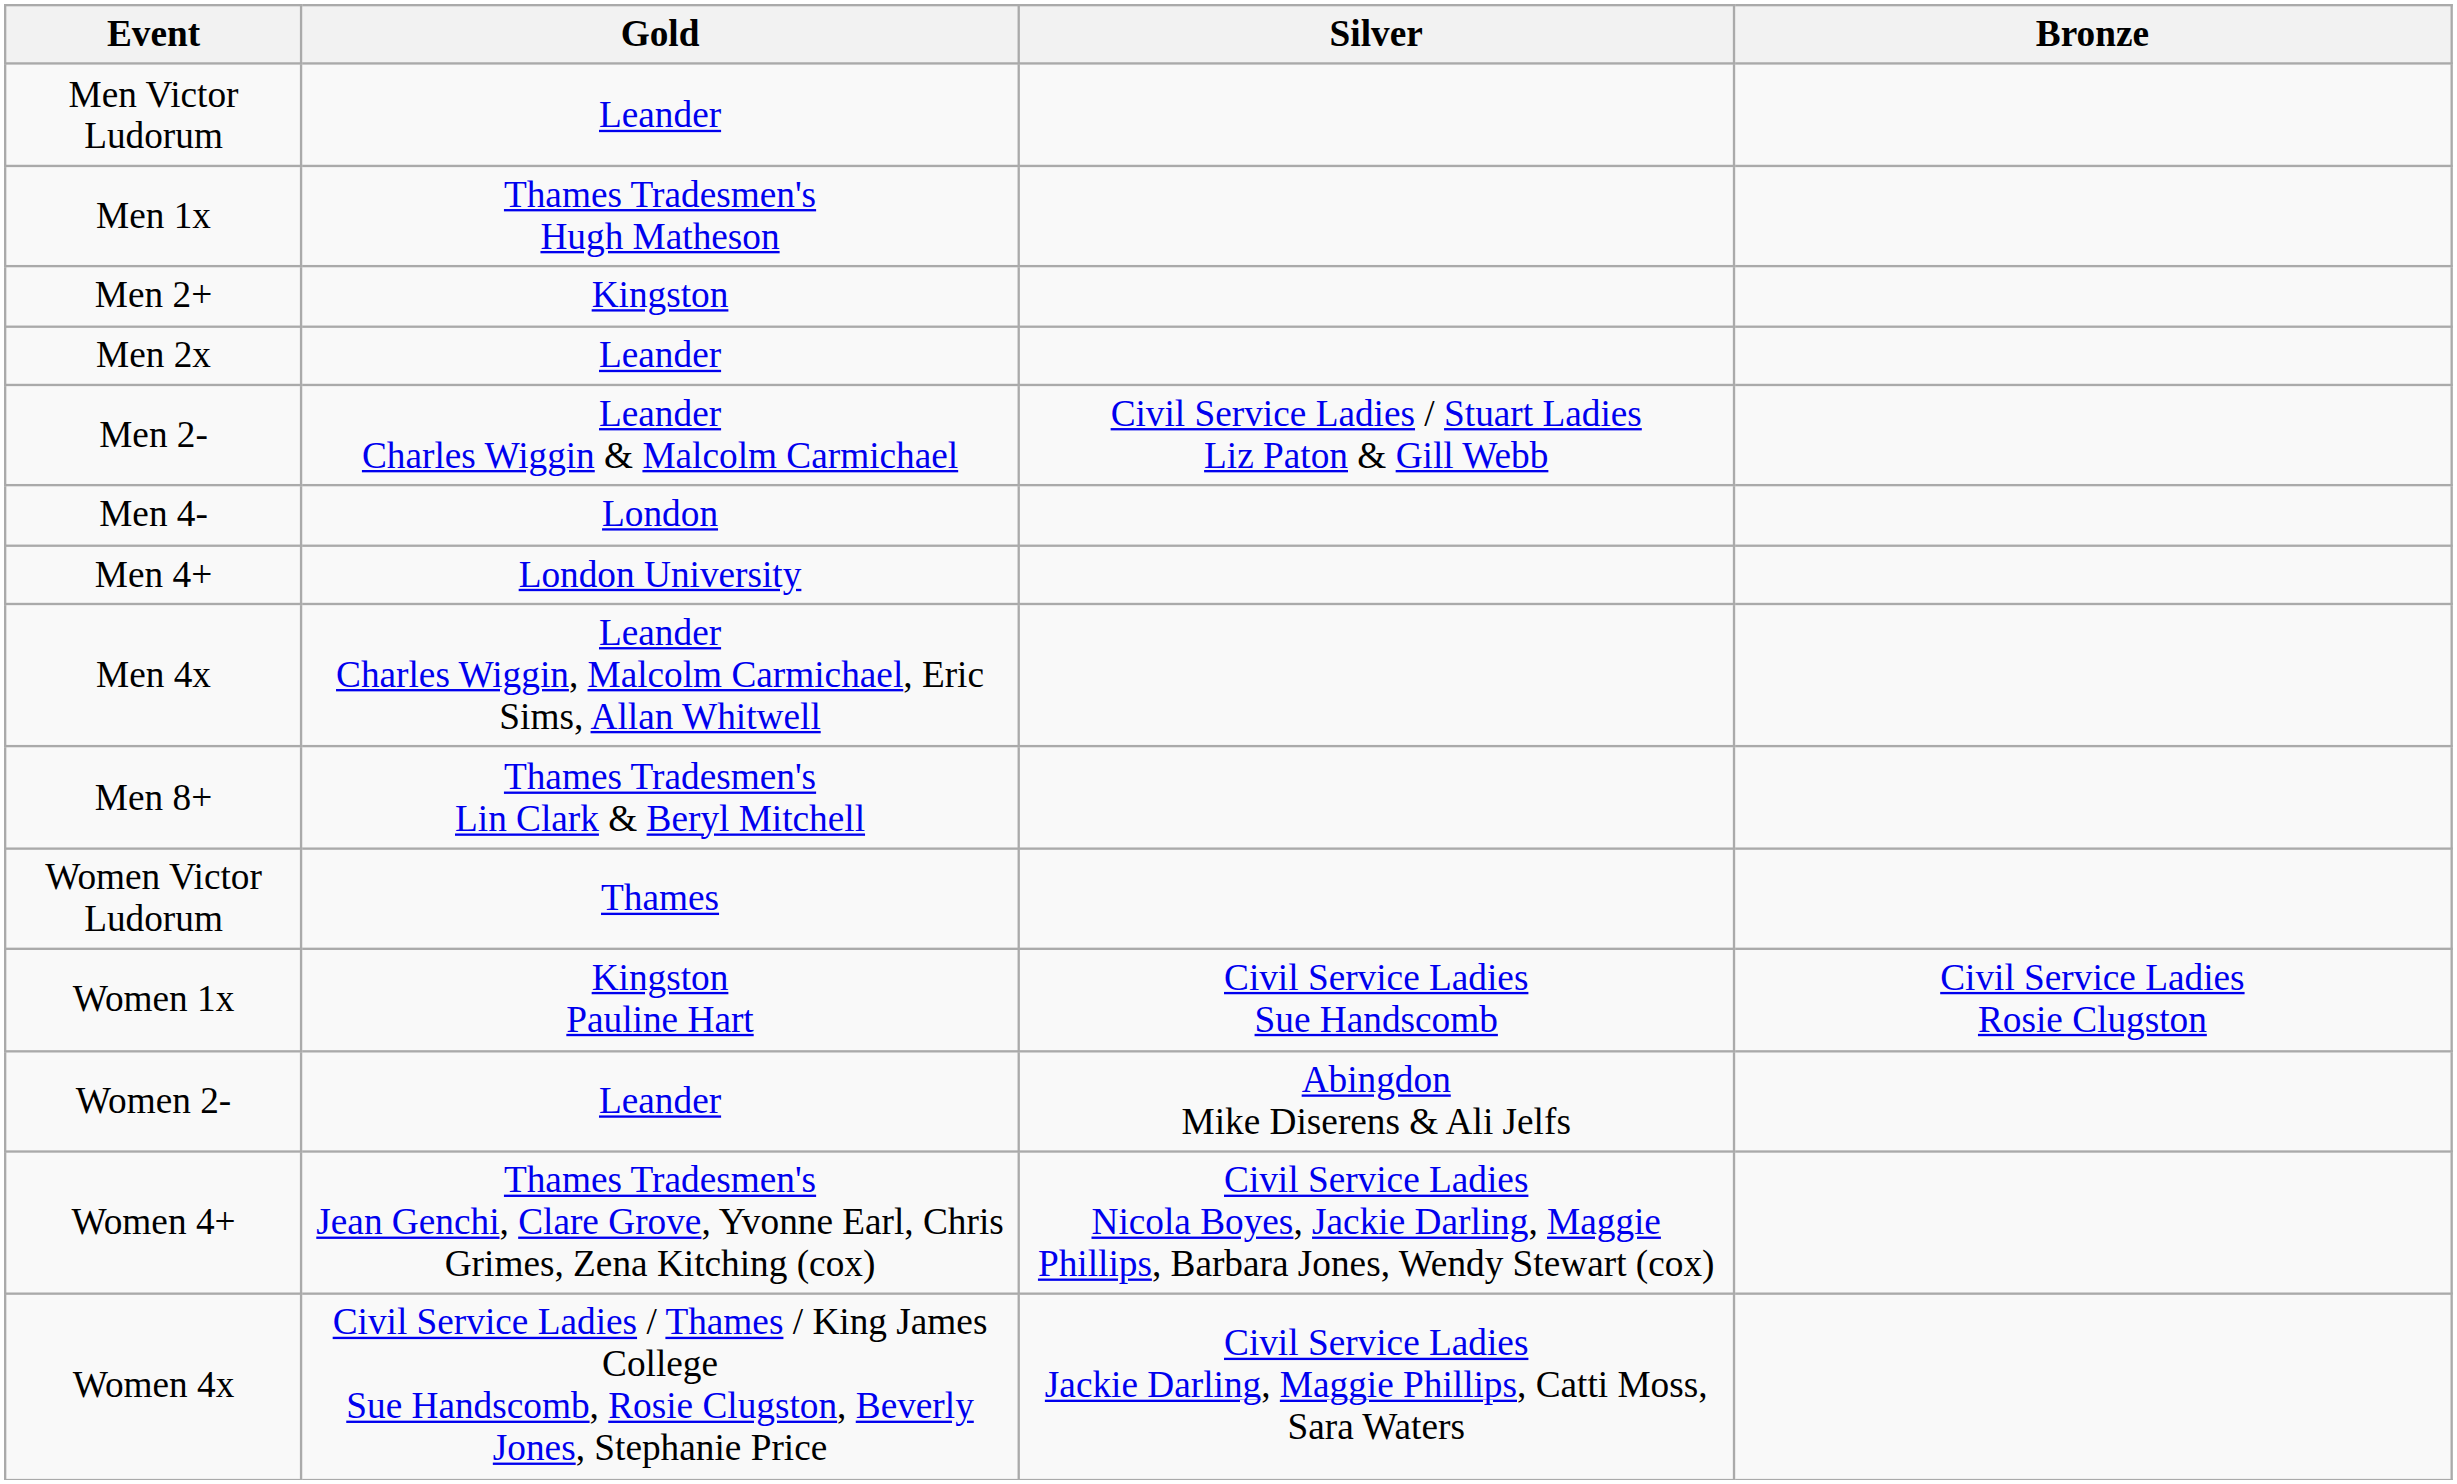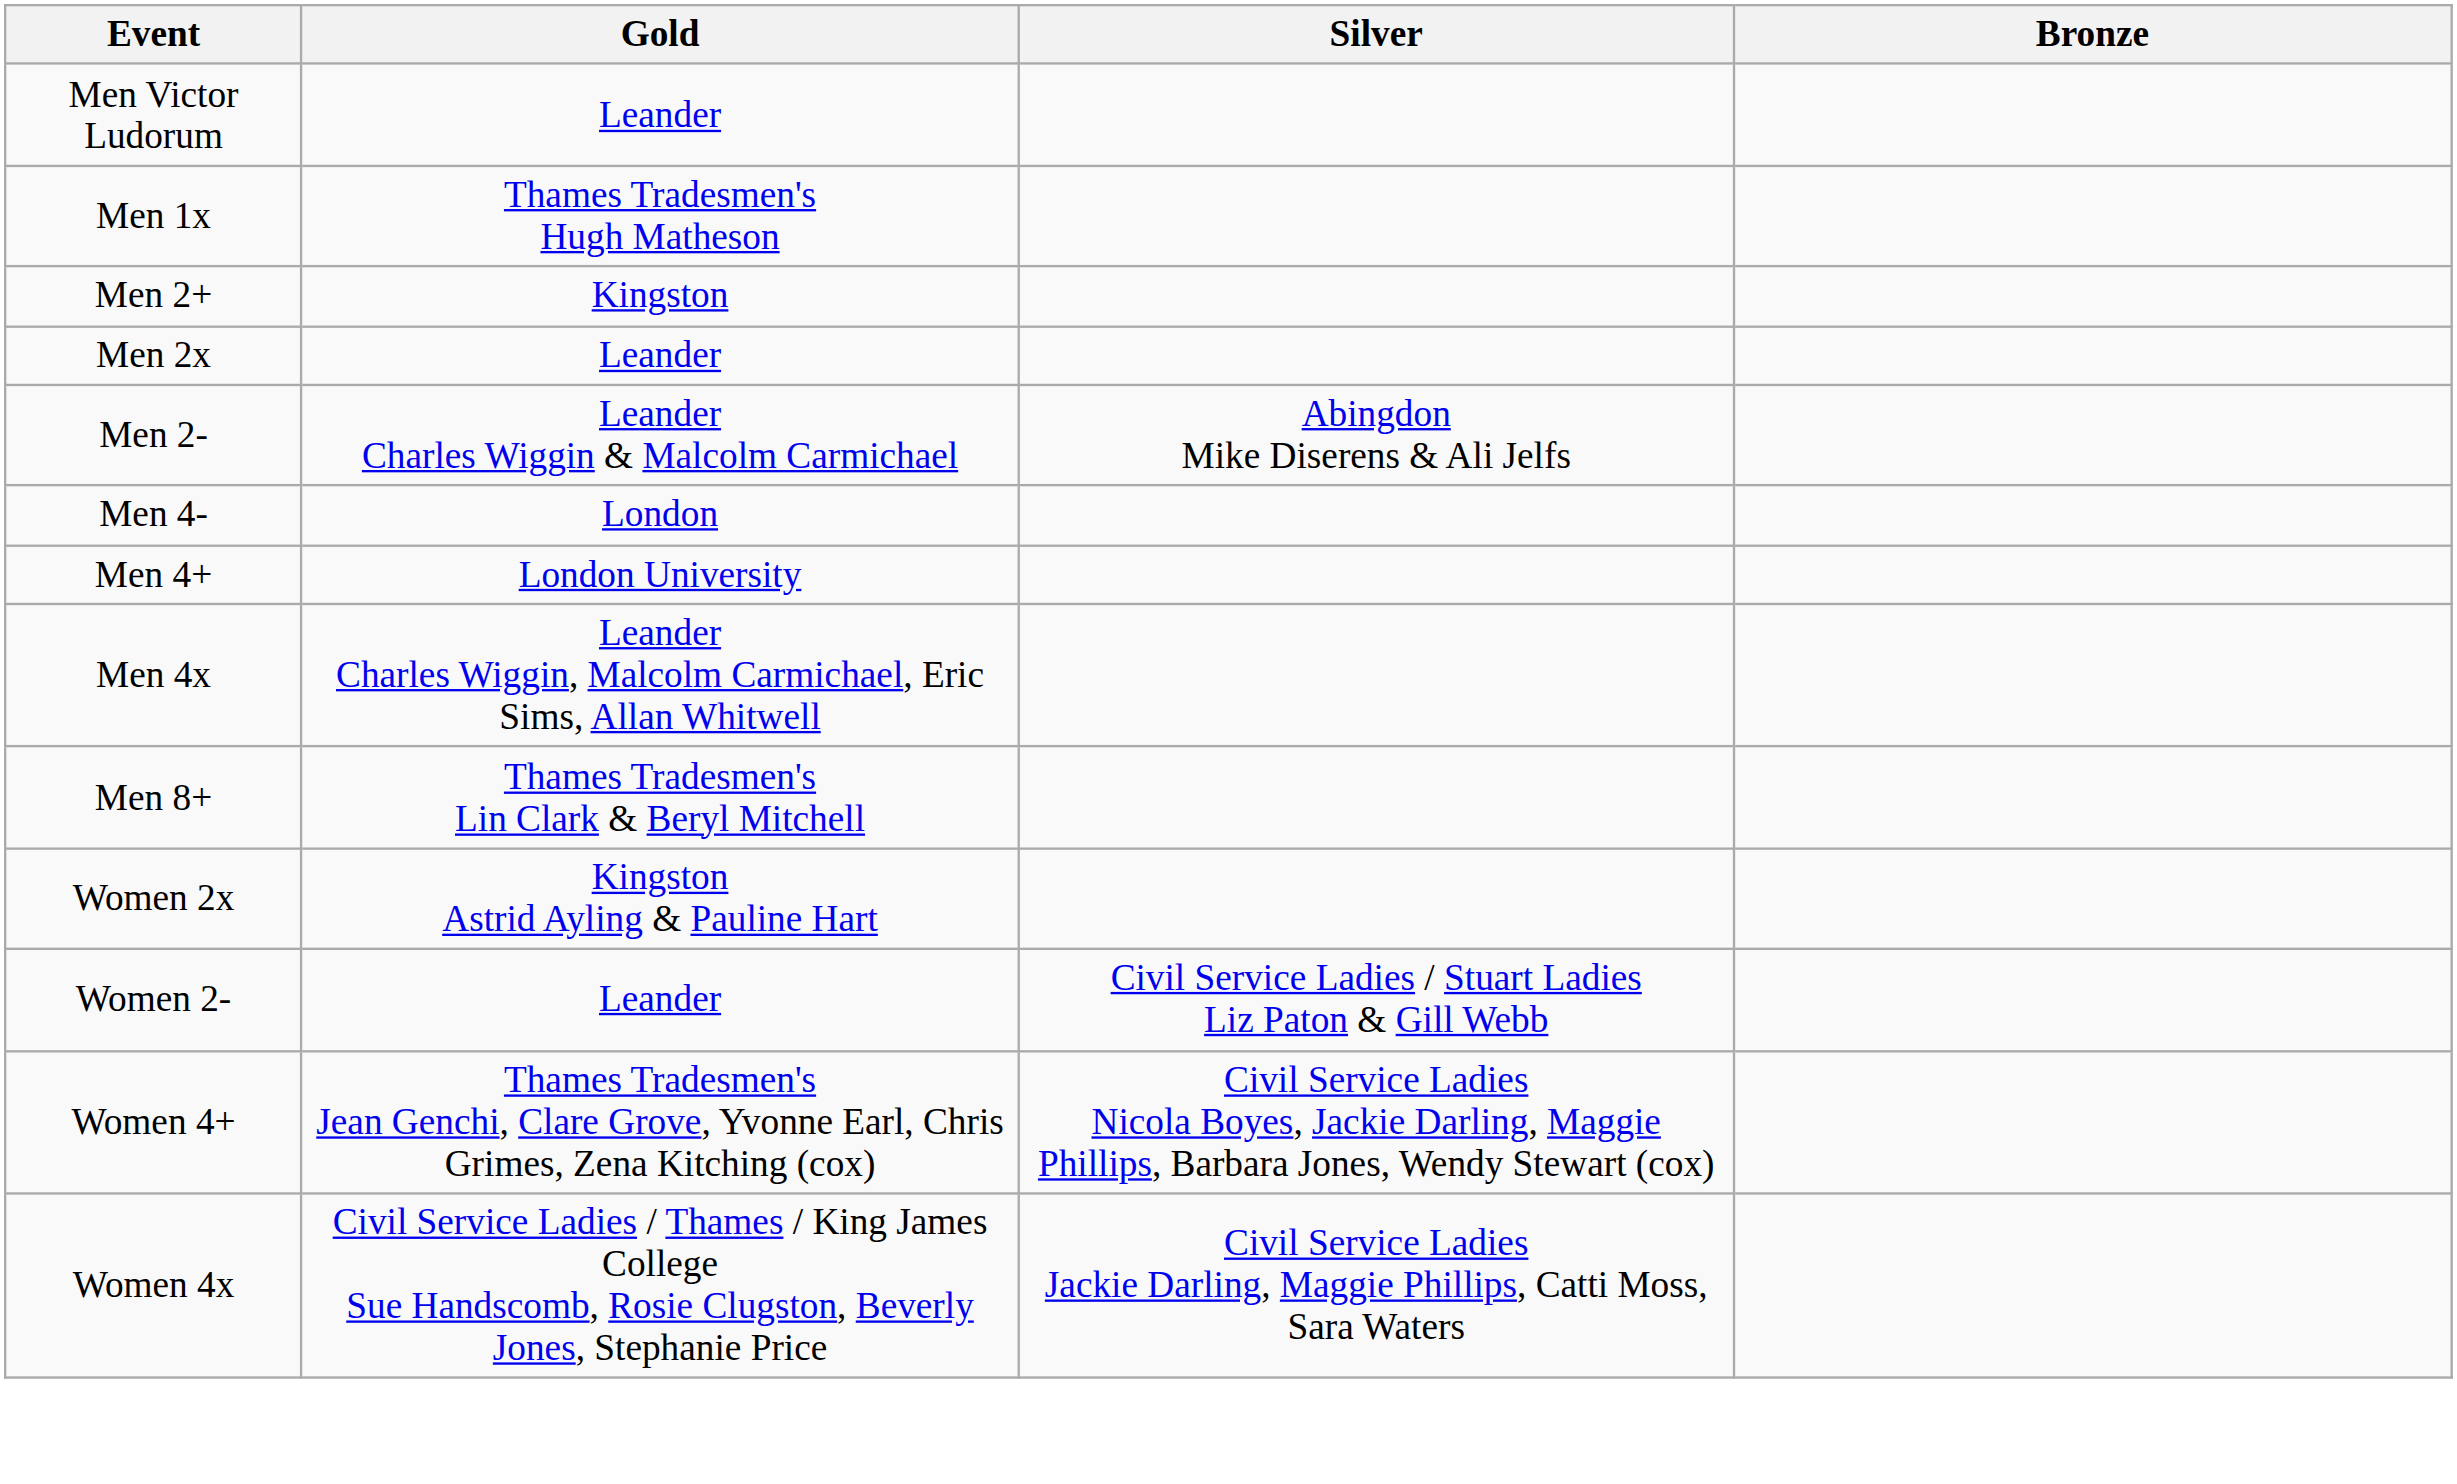(1376, 434) Civil Service Ladies / Stuart Ladies Liz Paton & Gill Webb -> (1376, 434) Abingdon Mike Diserens & Ali Jelfs
- row: (154, 897)
- row: (154, 998)
+ row: (154, 897)
(1376, 1100) Abingdon Mike Diserens & Ali Jelfs -> (1376, 998) Civil Service Ladies / Stuart Ladies Liz Paton & Gill Webb
